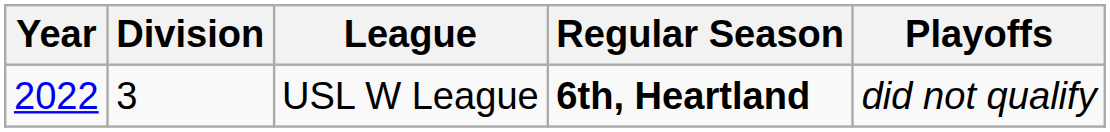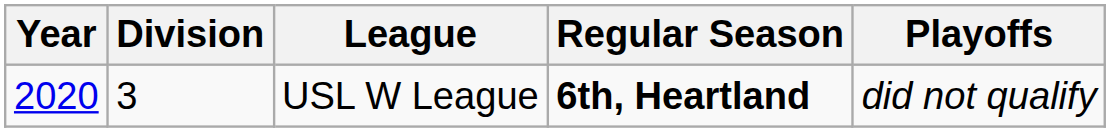(56, 95) 2022 -> (56, 95) 2020
